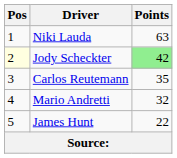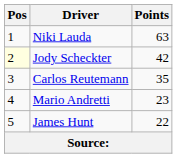(163, 57) lightgreen background -> (163, 57) no background
(163, 100) 32 -> (163, 100) 23
